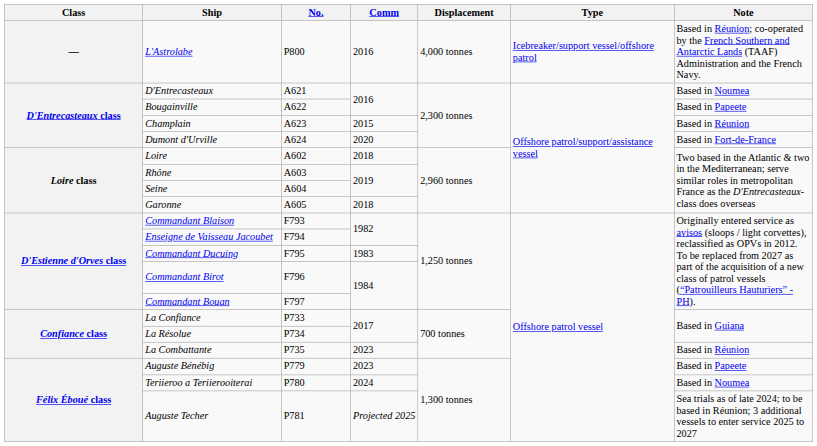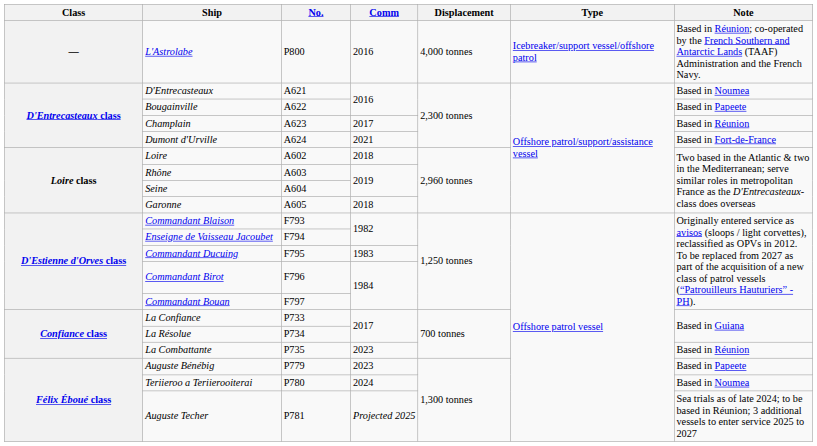(363, 123) 2015 -> (363, 123) 2017
(363, 139) 2020 -> (363, 139) 2021
